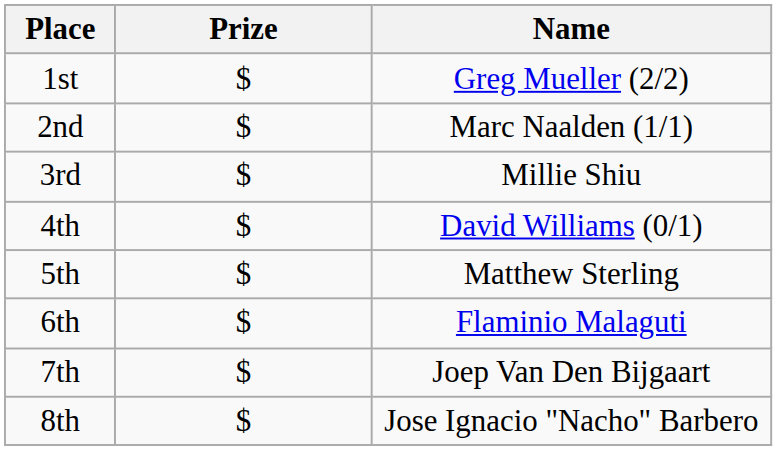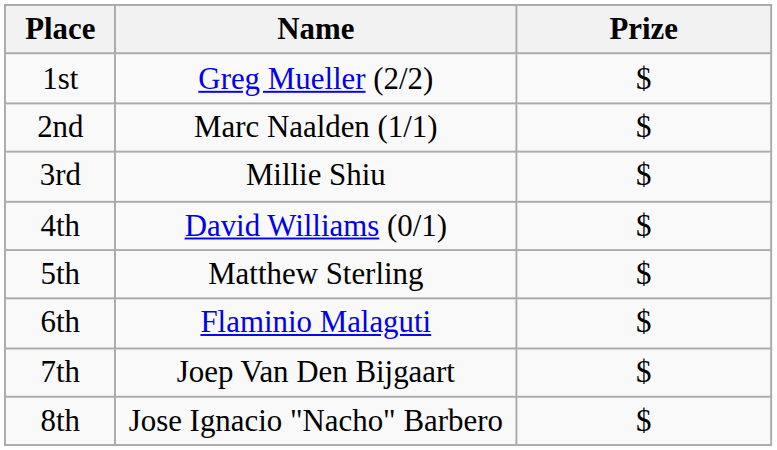columns swapped: (571, 28) <-> (243, 28)
